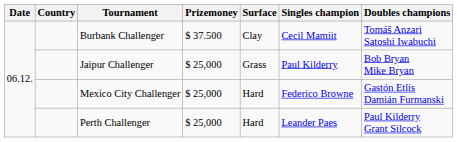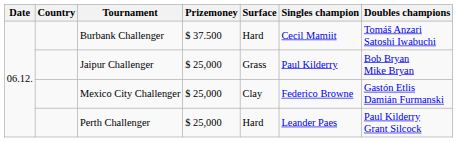(252, 35) Clay -> (253, 35) Hard
(253, 93) Hard -> (252, 93) Clay
